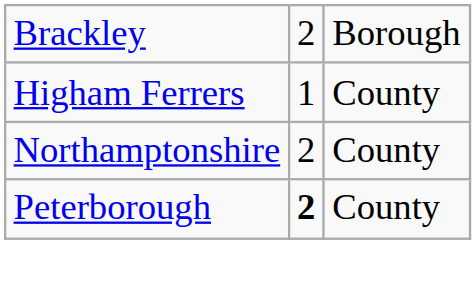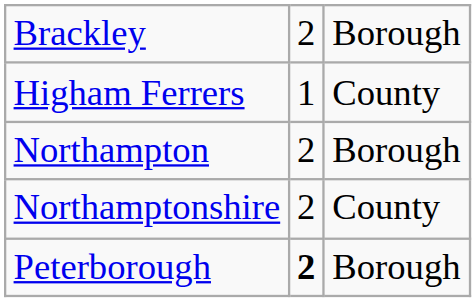+ row: (111, 149)
(386, 207) County -> (396, 265) Borough
